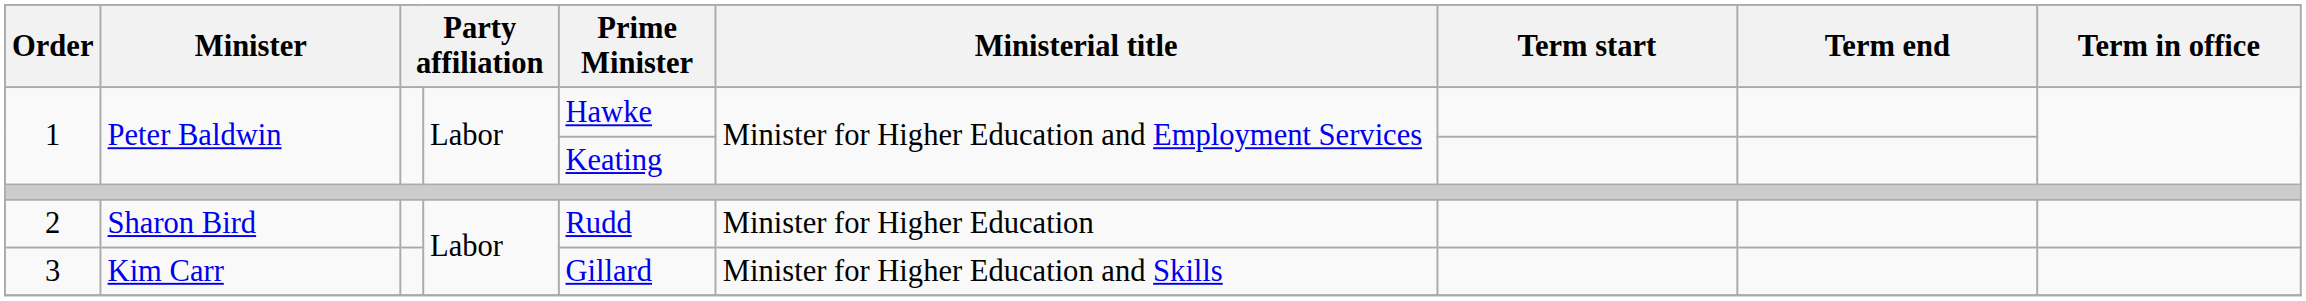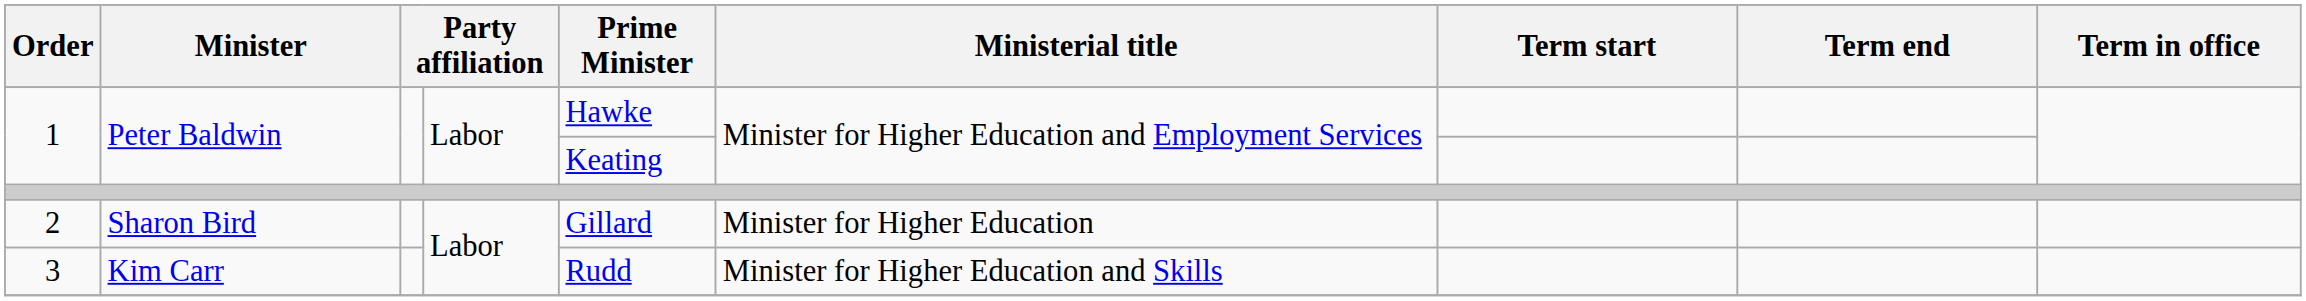(599, 222) Rudd -> (609, 222) Gillard
(609, 271) Gillard -> (599, 271) Rudd
